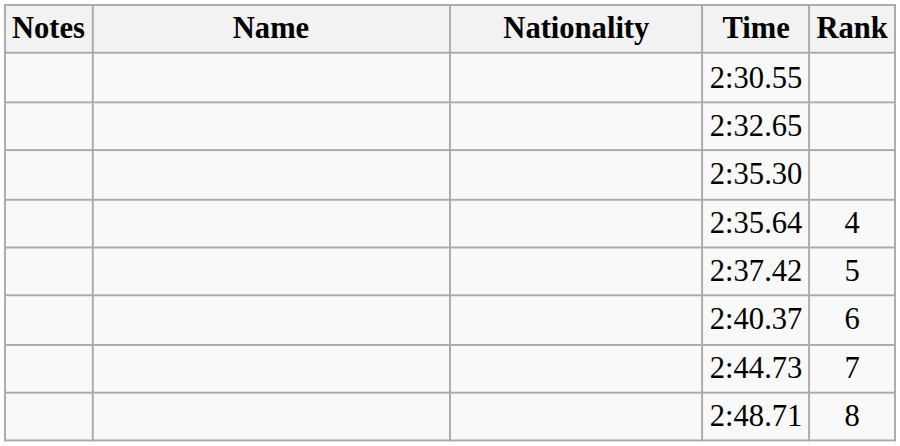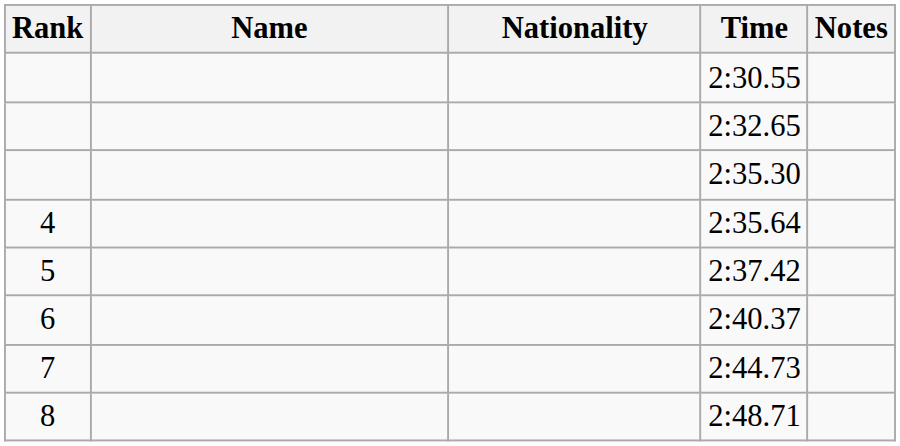columns swapped: (852, 28) <-> (48, 28)
